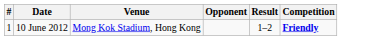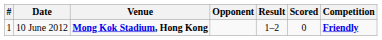+ column: (304, 12)
(137, 27) normal -> (140, 27) bold
